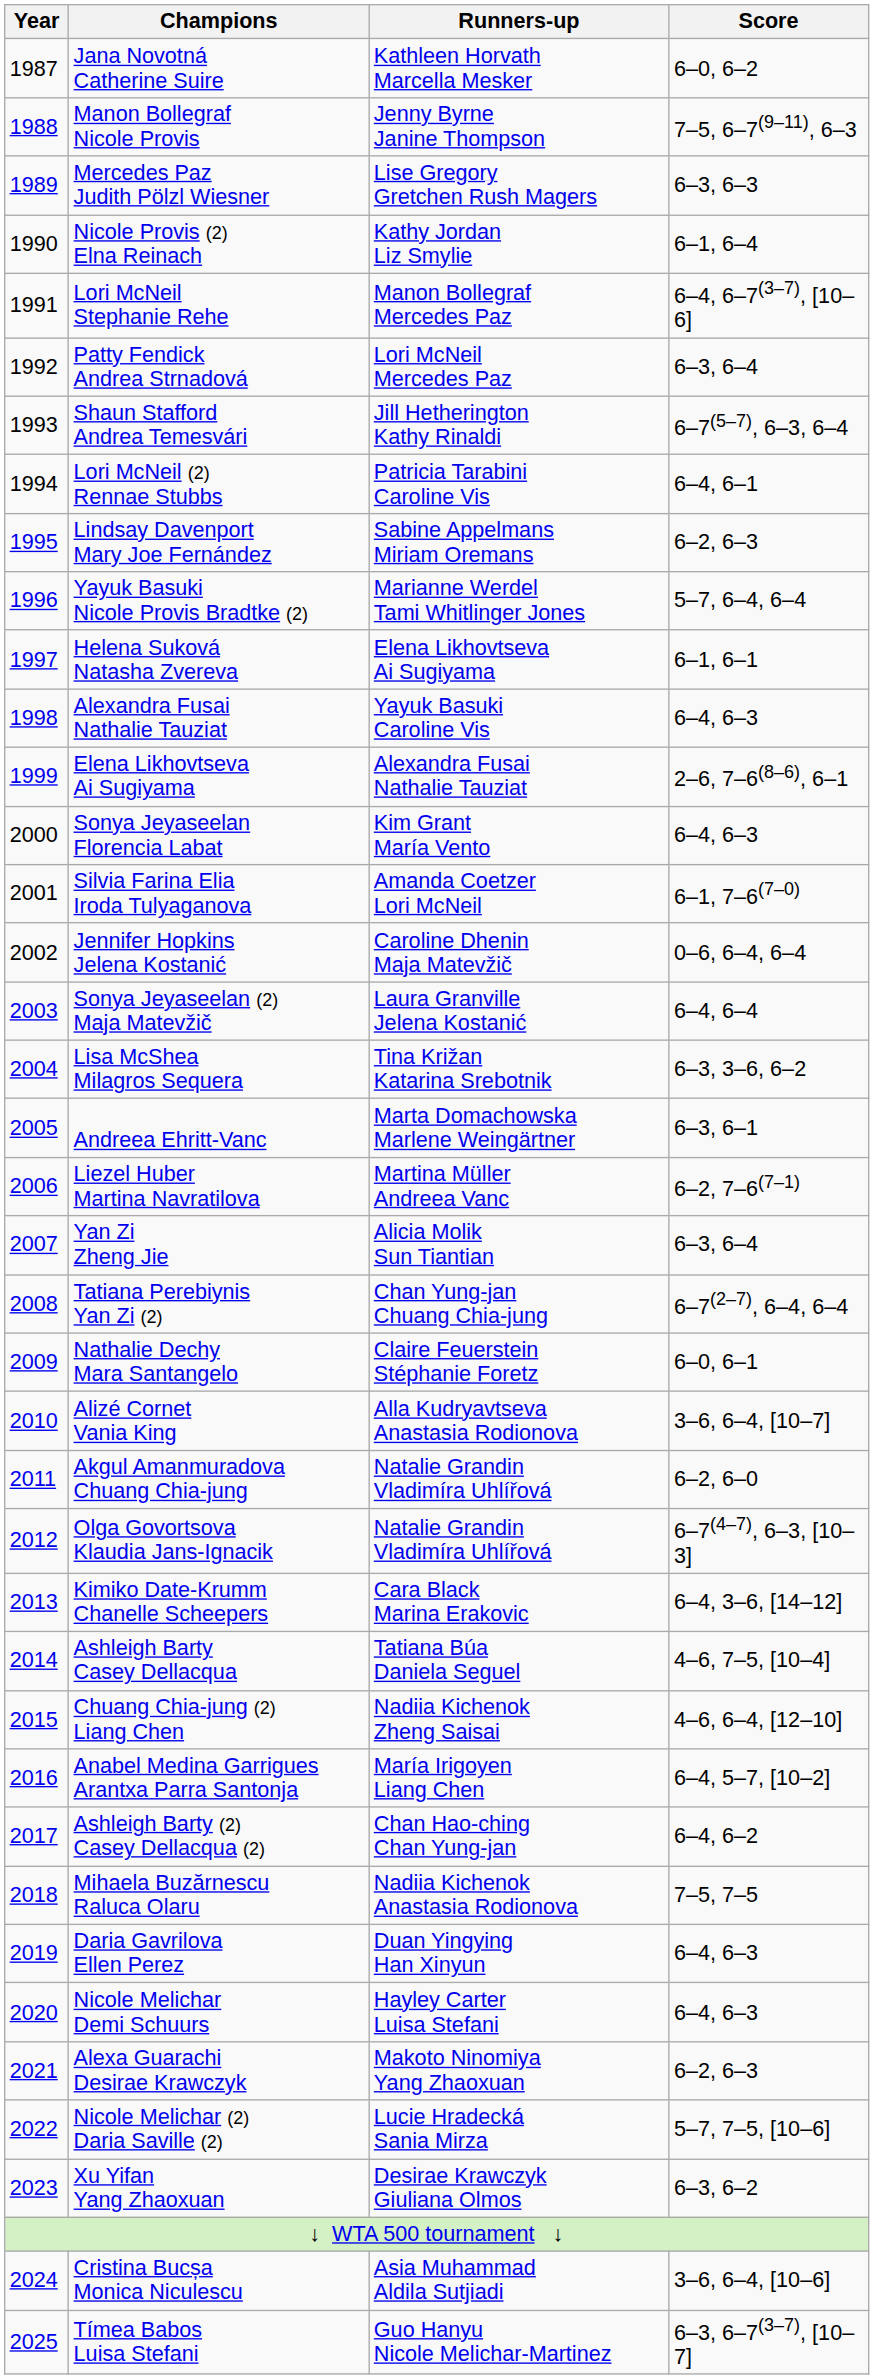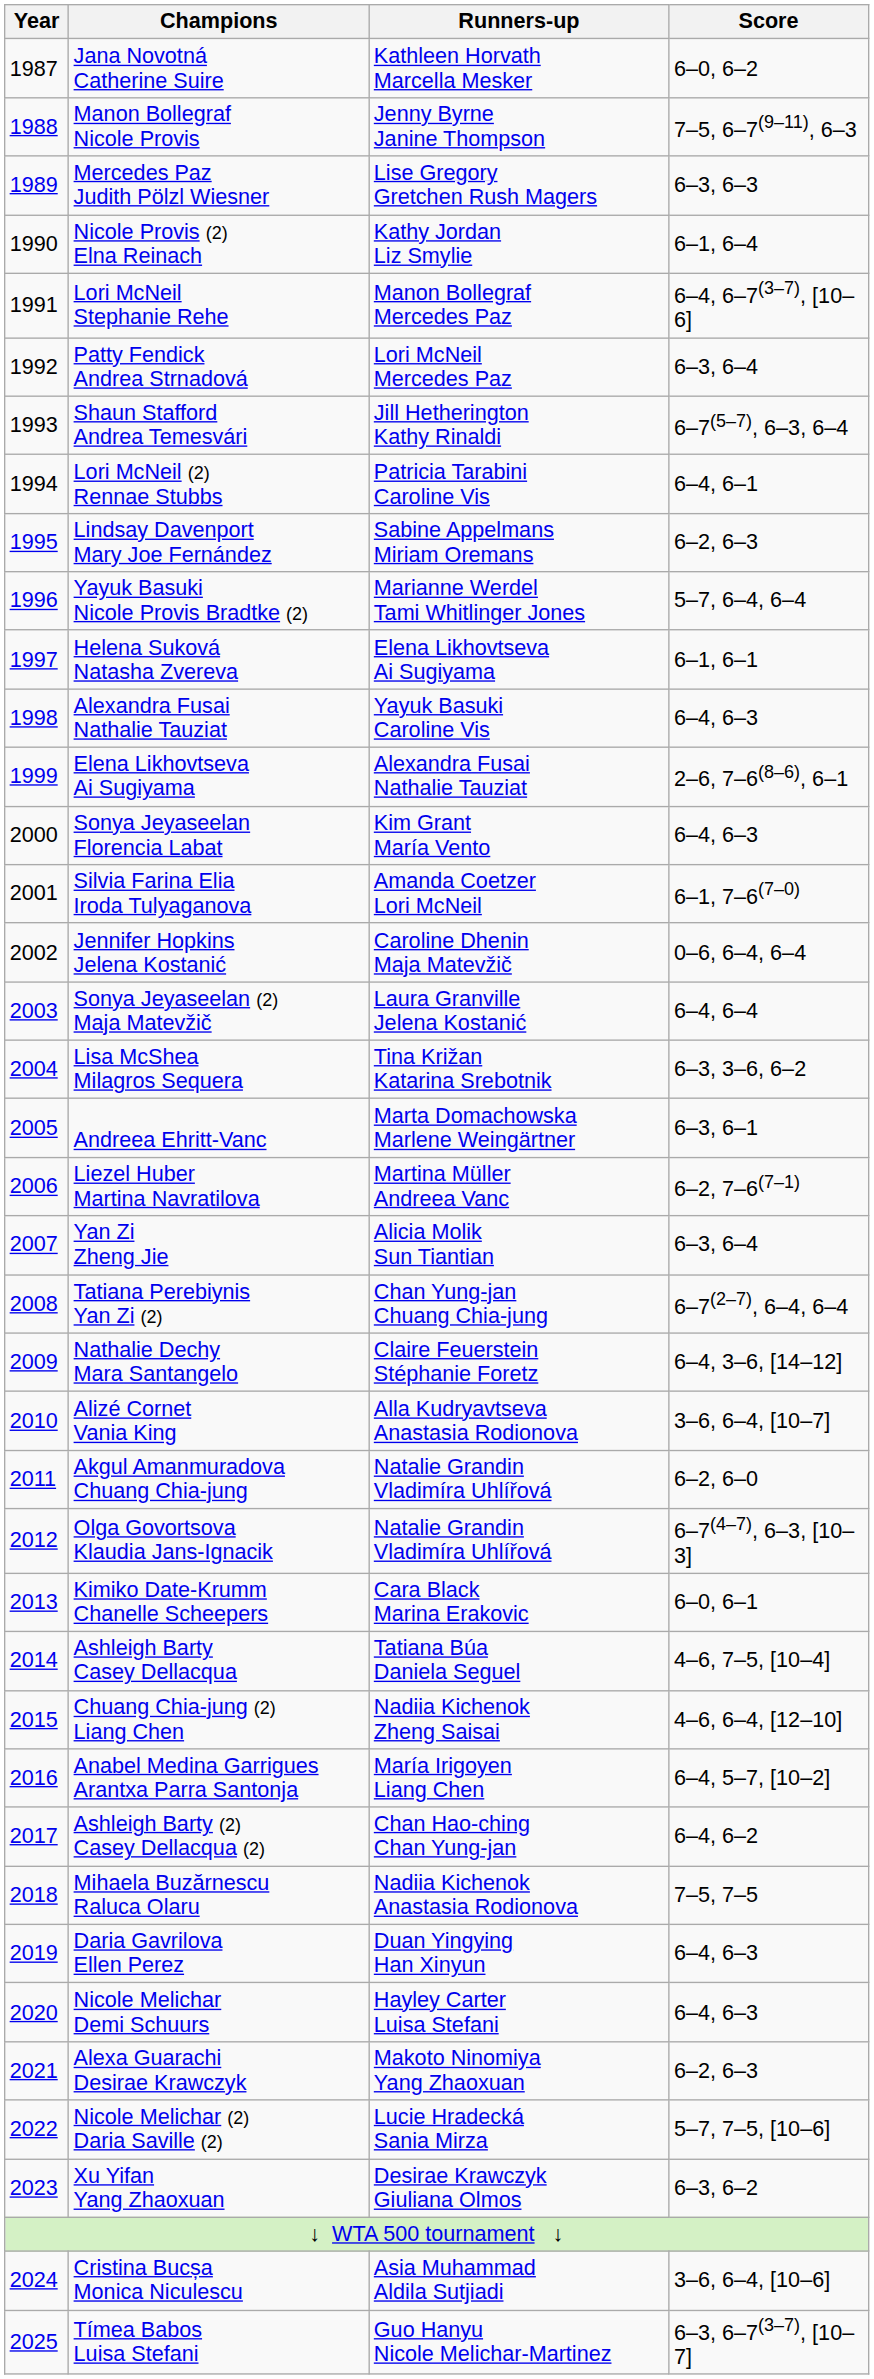(716, 1362) 6–0, 6–1 -> (758, 1362) 6–4, 3–6, [14–12]
(758, 1602) 6–4, 3–6, [14–12] -> (716, 1602) 6–0, 6–1
